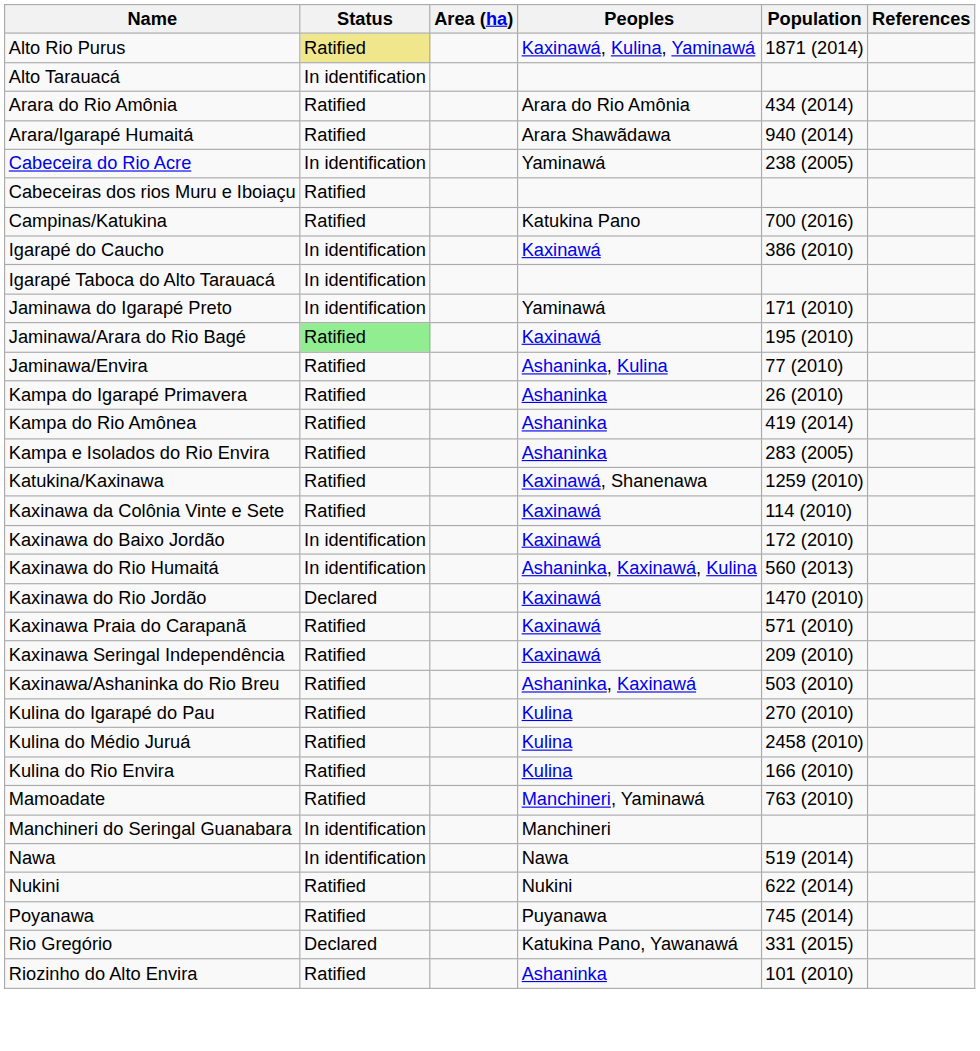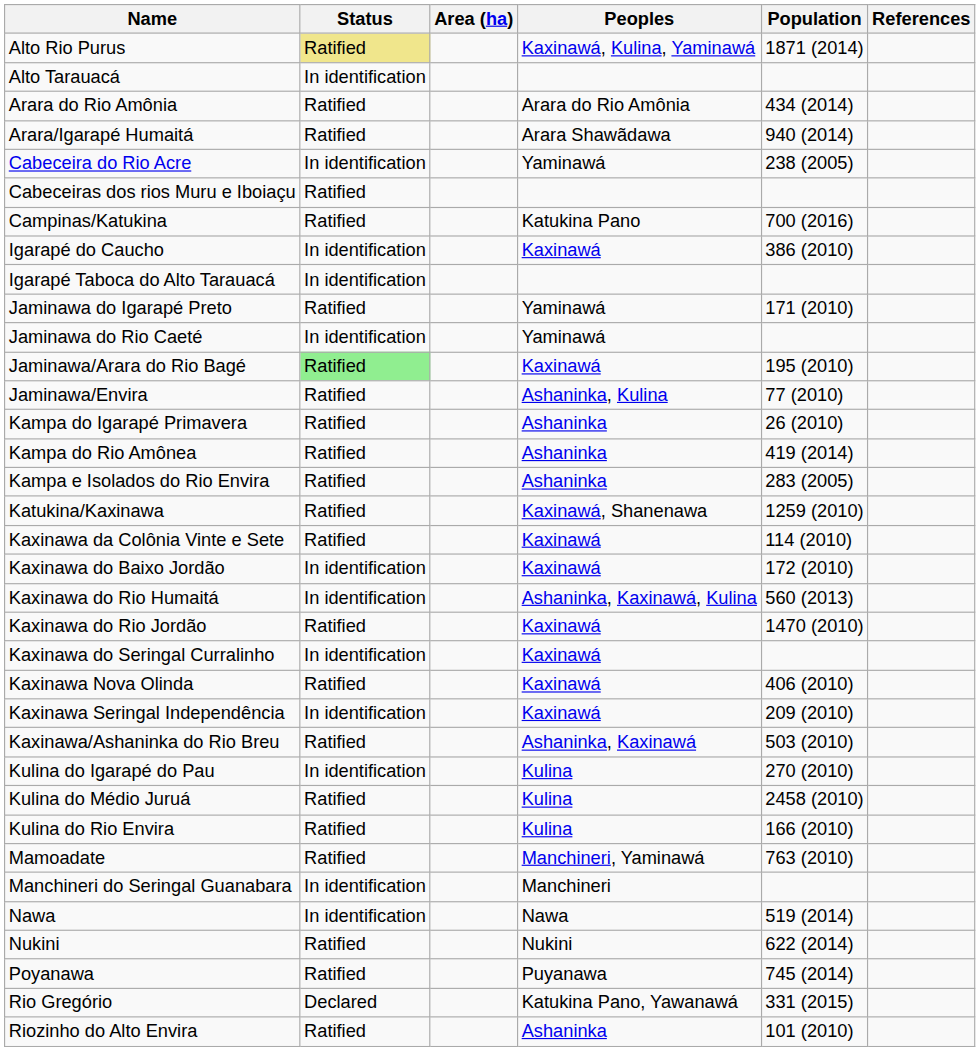(365, 308) In identification -> (335, 308) Ratified
+ row: (106, 337)
(341, 597) Declared -> (335, 626) Ratified
+ row: (142, 655)
+ row: (101, 684)
- row: (127, 626)
(335, 655) Ratified -> (365, 713) In identification
(335, 713) Ratified -> (365, 771) In identification
